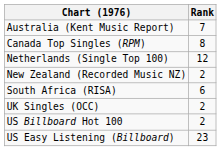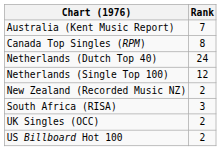+ row: (82, 59)
(202, 91) 6 -> (202, 106) 3
- row: (91, 138)
